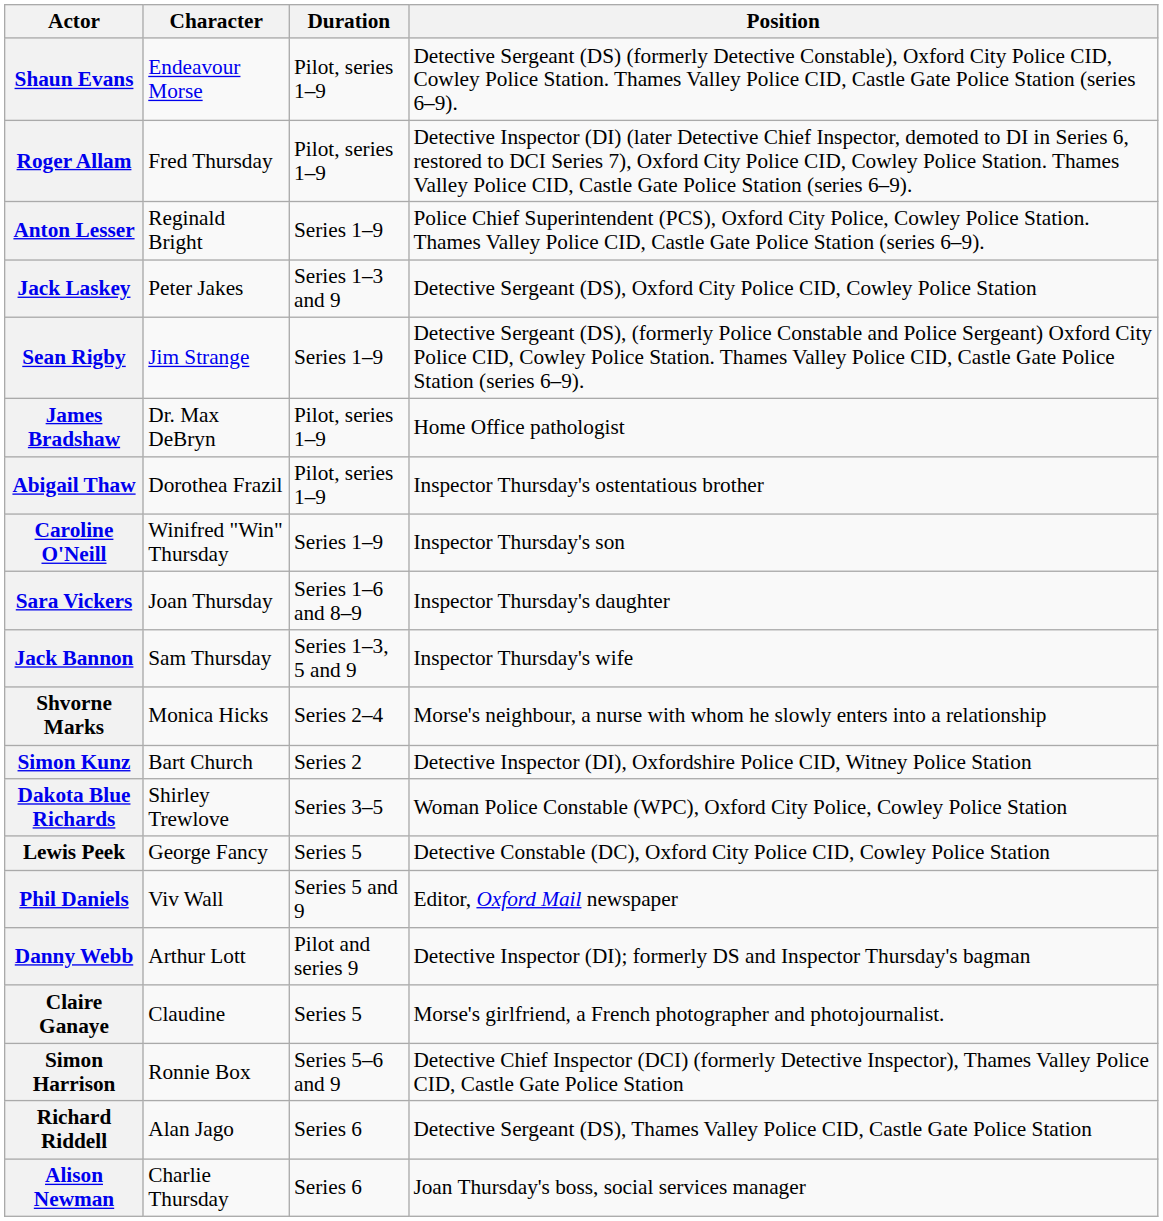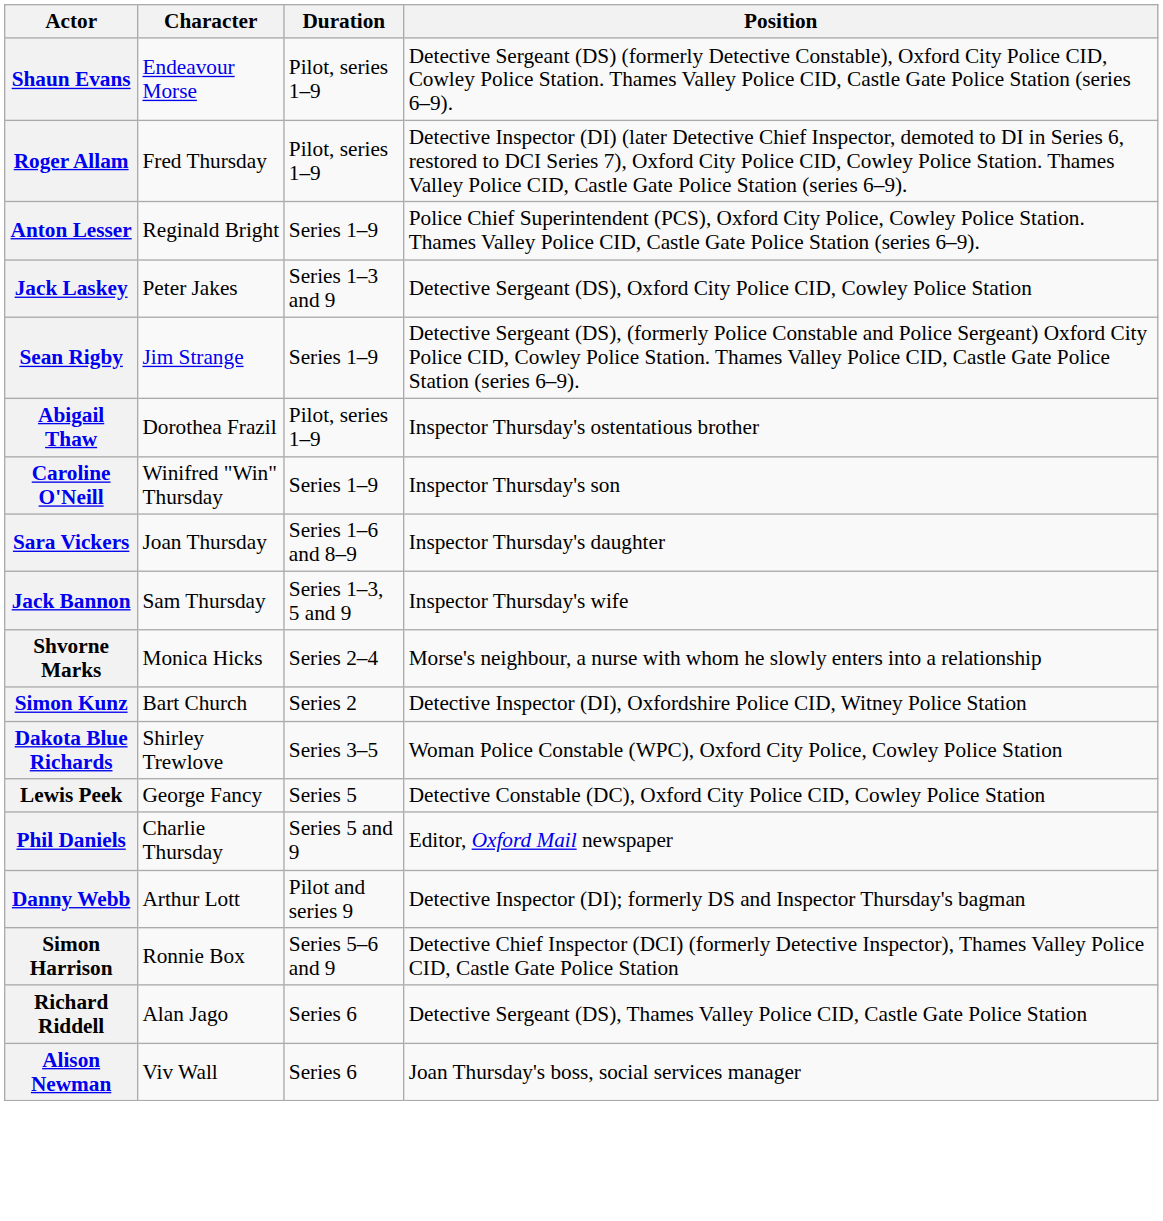- row: (74, 427)
(186, 898) Viv Wall -> (183, 840) Charlie Thursday
- row: (74, 1014)
(188, 1187) Charlie Thursday -> (180, 1071) Viv Wall
